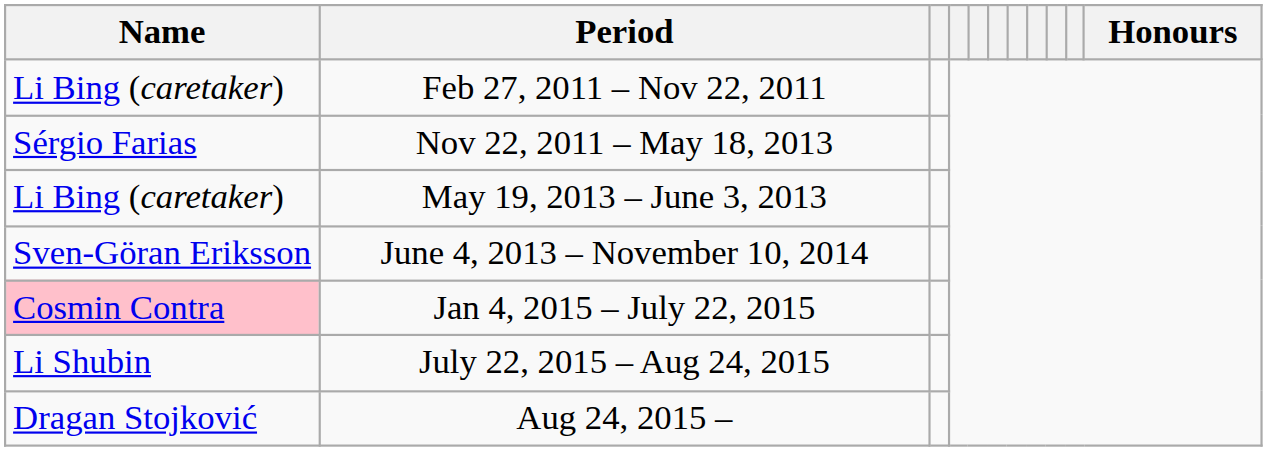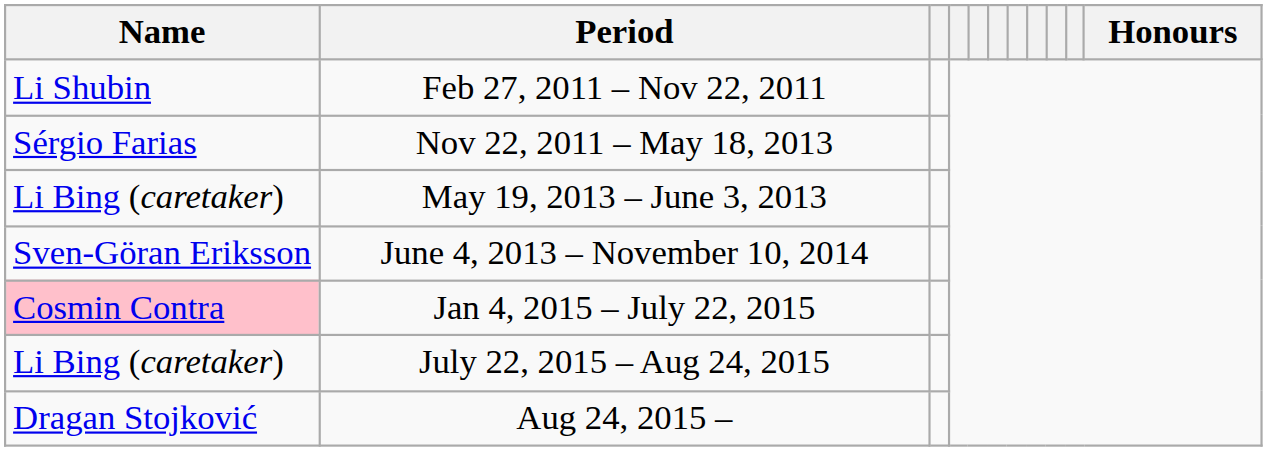(148, 87) Li Bing (caretaker) -> (82, 87) Li Shubin
(82, 362) Li Shubin -> (148, 362) Li Bing (caretaker)
